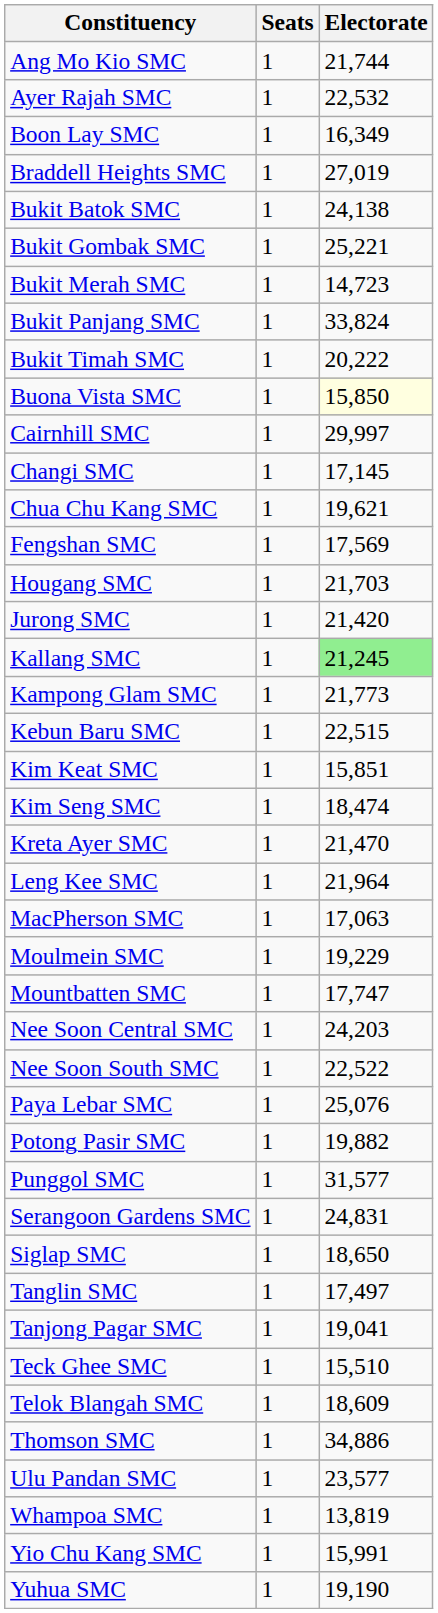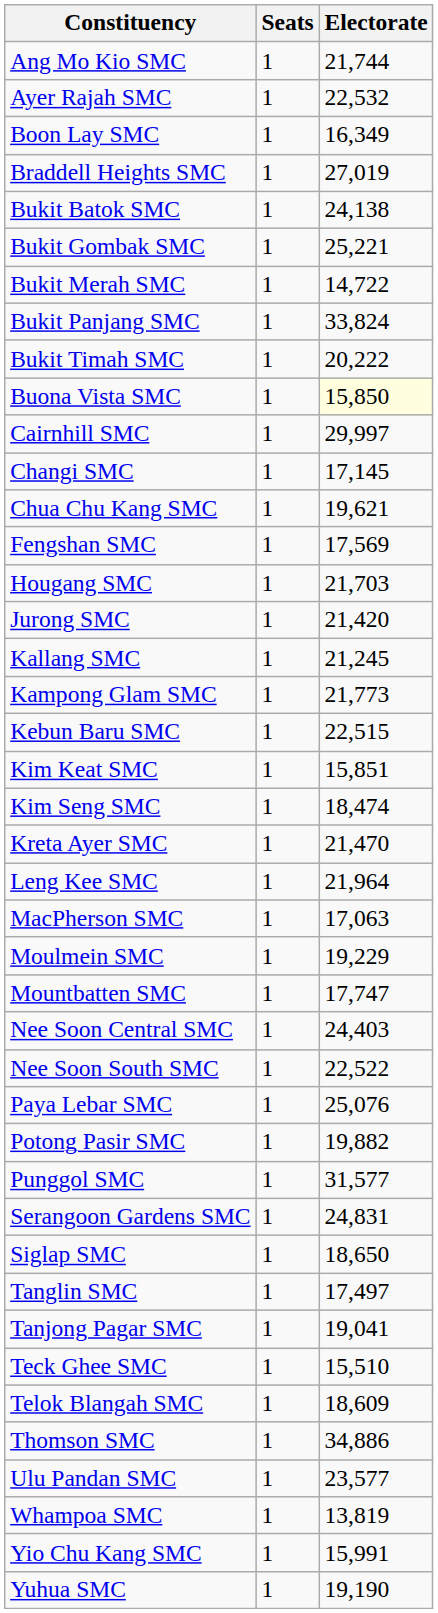(357, 284) 14,723 -> (357, 284) 14,722
(357, 657) lightgreen background -> (357, 657) no background
(357, 1030) 24,203 -> (357, 1030) 24,403
